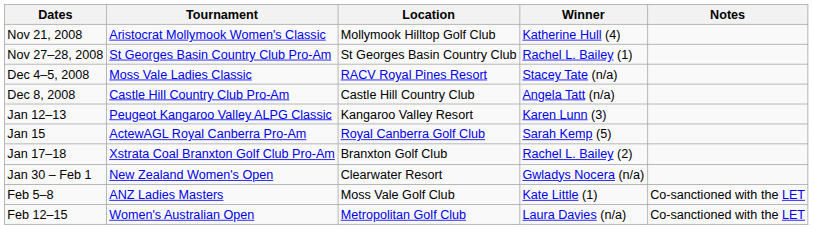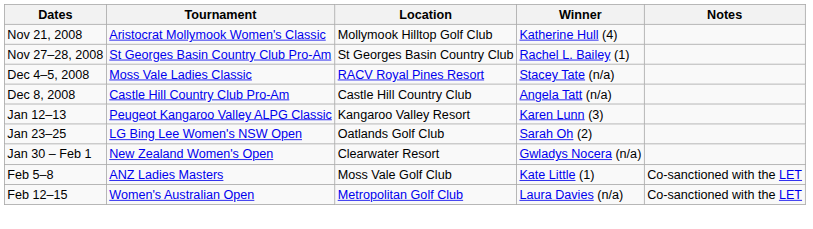- row: (26, 134)
- row: (37, 154)
+ row: (37, 134)
